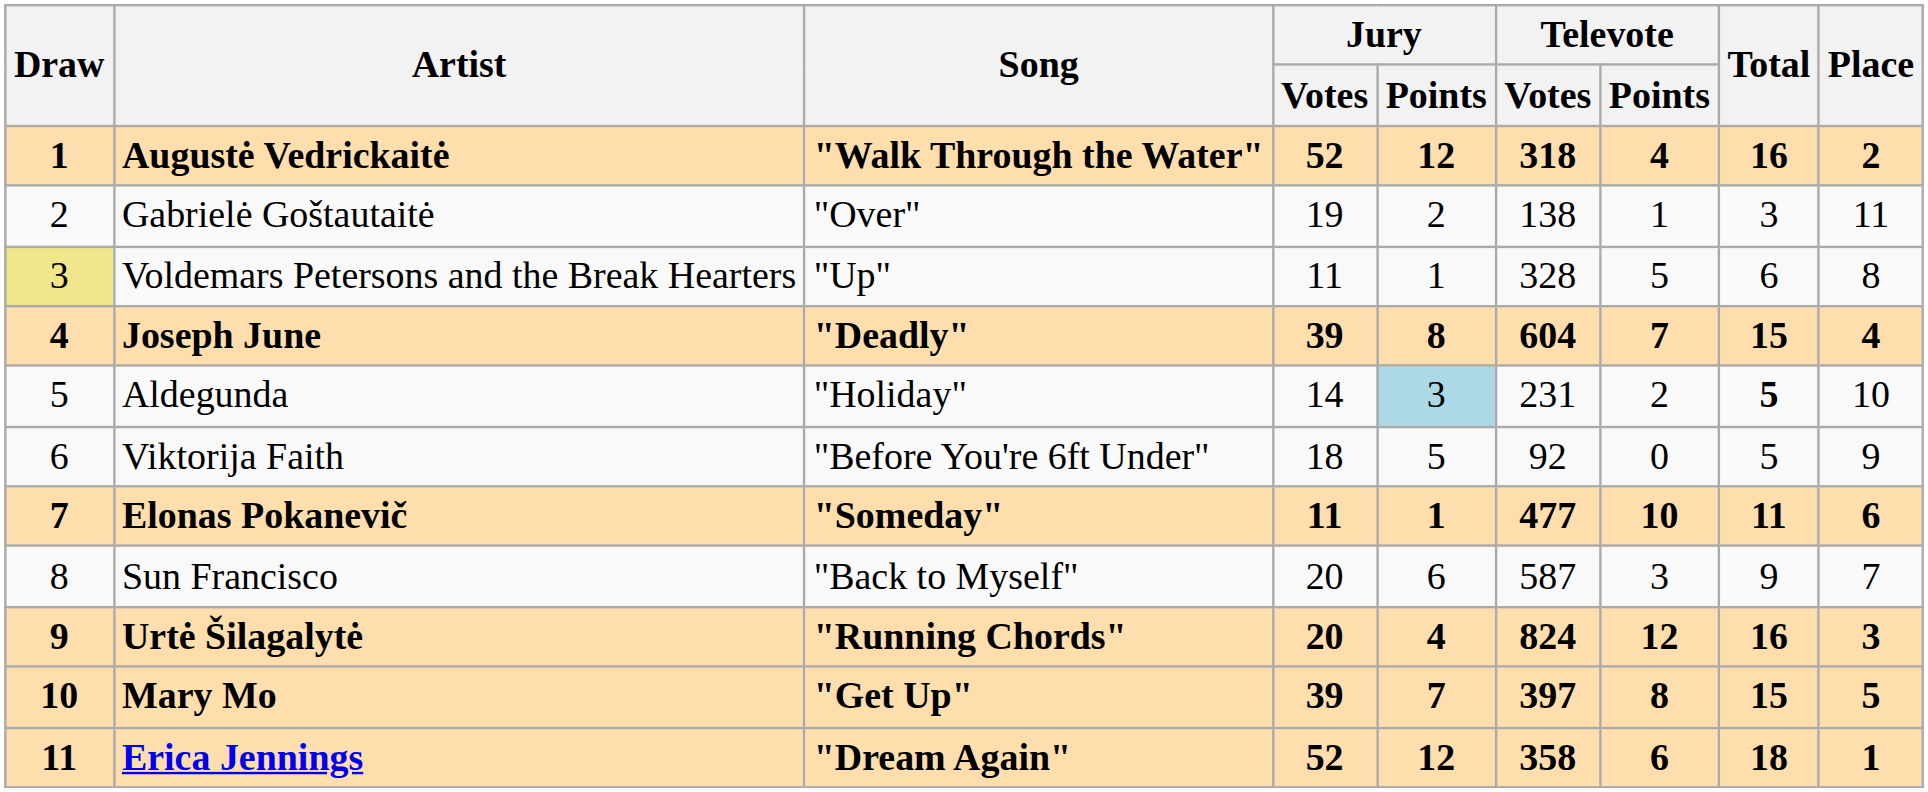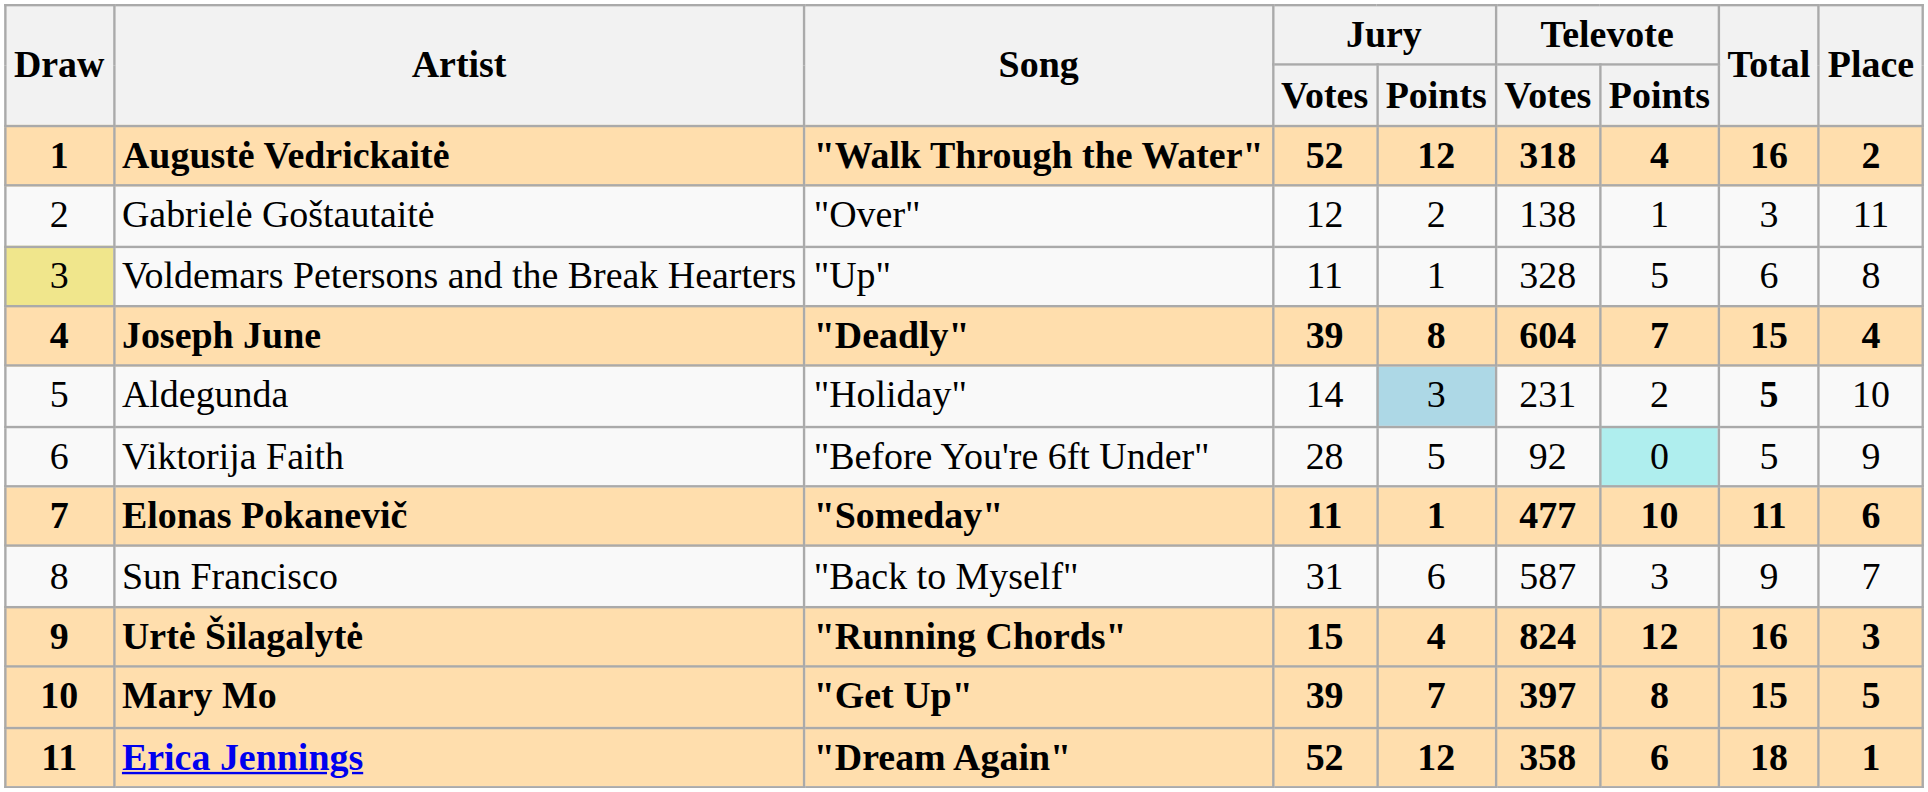(1325, 214) 19 -> (1325, 214) 12
(1325, 455) 18 -> (1325, 455) 28
(1659, 455) no background -> (1659, 455) paleturquoise background
(1325, 575) 20 -> (1325, 575) 31
(1325, 635) 20 -> (1325, 635) 15
